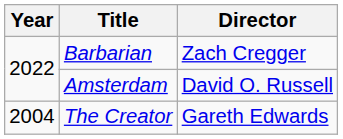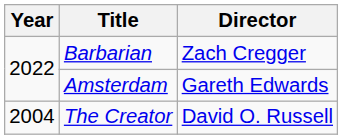(257, 85) David O. Russell -> (255, 85) Gareth Edwards
(255, 117) Gareth Edwards -> (257, 117) David O. Russell
